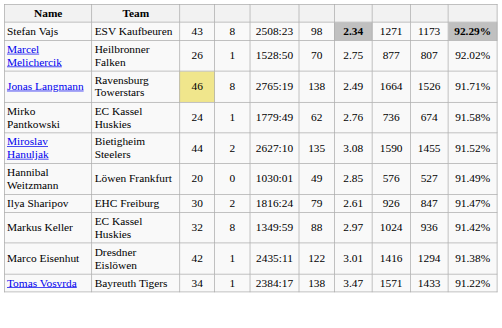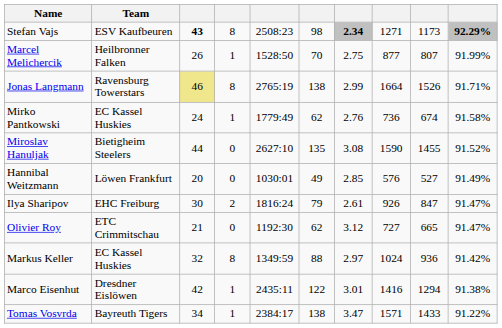(197, 31) normal -> (197, 31) bold
(473, 55) 92.02% -> (473, 55) 91.99%
(353, 86) 2.49 -> (353, 86) 2.99
(232, 148) 2 -> (232, 148) 0
+ row: (34, 227)
